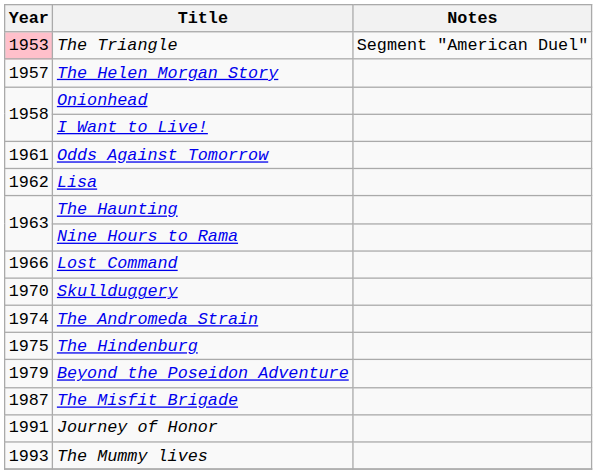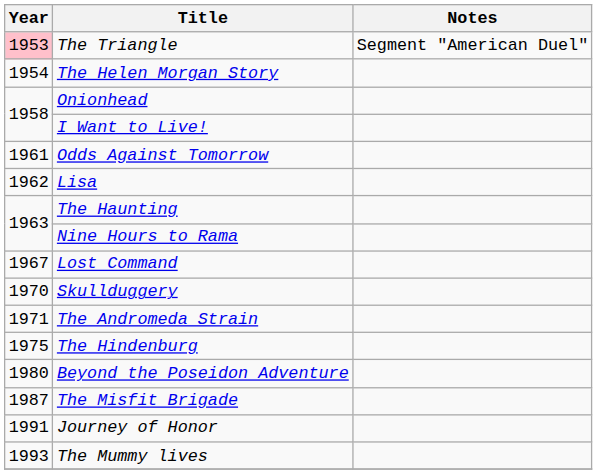(29, 73) 1957 -> (29, 73) 1954
(29, 264) 1966 -> (29, 264) 1967
(29, 319) 1974 -> (29, 319) 1971
(29, 374) 1979 -> (29, 374) 1980
